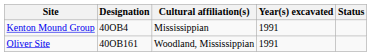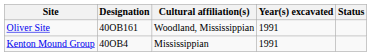rows swapped: (51, 28) <-> (28, 43)
